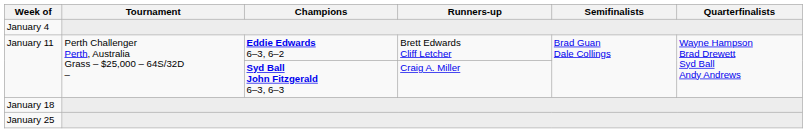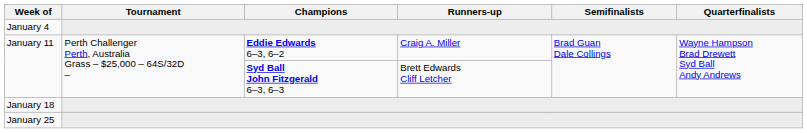(431, 47) Brett Edwards Cliff Letcher -> (430, 42) Craig A. Miller
(430, 68) Craig A. Miller -> (431, 73) Brett Edwards Cliff Letcher
